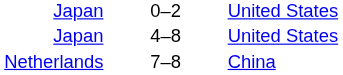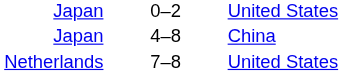(283, 36) United States -> (252, 36) China
(252, 61) China -> (283, 61) United States
